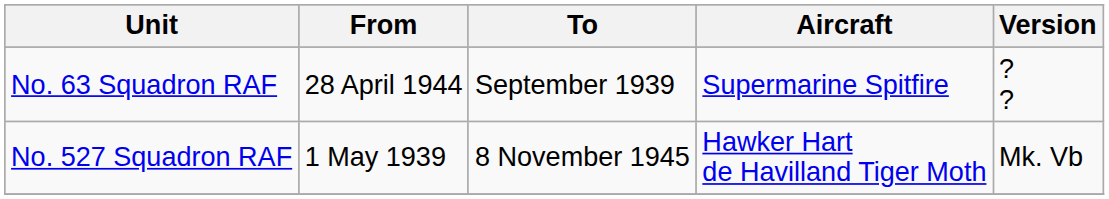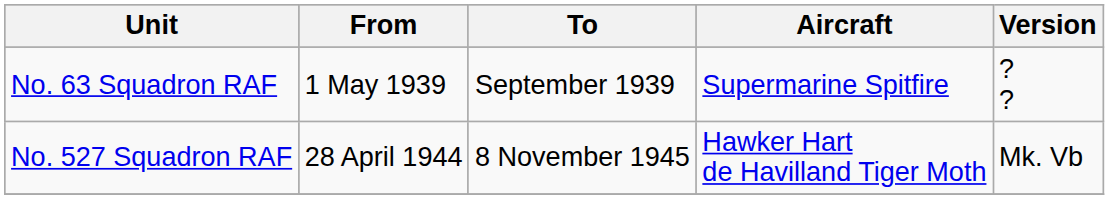(384, 84) 28 April 1944 -> (375, 84) 1 May 1939
(375, 157) 1 May 1939 -> (384, 157) 28 April 1944
